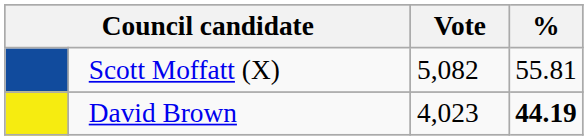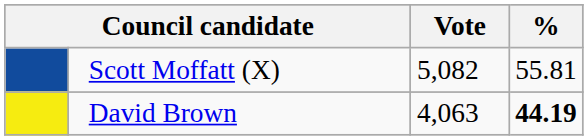(448, 112) 4,023 -> (448, 112) 4,063
